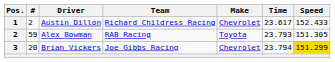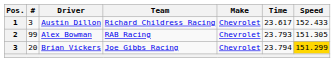(31, 23) 2 -> (31, 23) 3
(33, 36) 59 -> (33, 36) 99
(233, 36) Toyota -> (240, 36) Chevrolet
